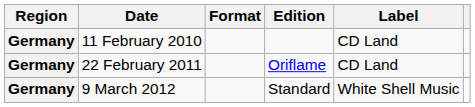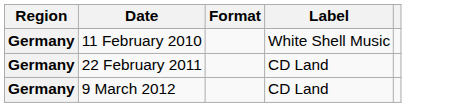- column: (299, 16)
(368, 41) CD Land -> (329, 41) White Shell Music
(398, 89) White Shell Music -> (298, 89) CD Land
